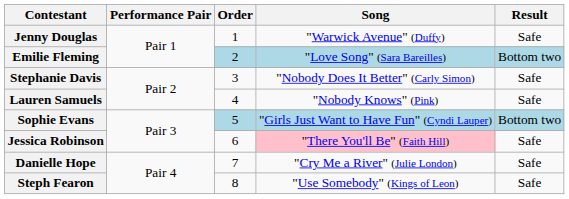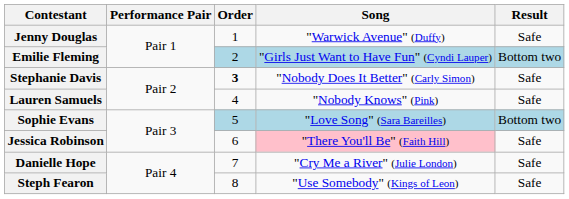(375, 57) "Love Song" (Sara Bareilles) -> (375, 57) "Girls Just Want to Have Fun" (Cyndi Lauper)
(235, 78) normal -> (235, 78) bold
(375, 120) "Girls Just Want to Have Fun" (Cyndi Lauper) -> (375, 120) "Love Song" (Sara Bareilles)
